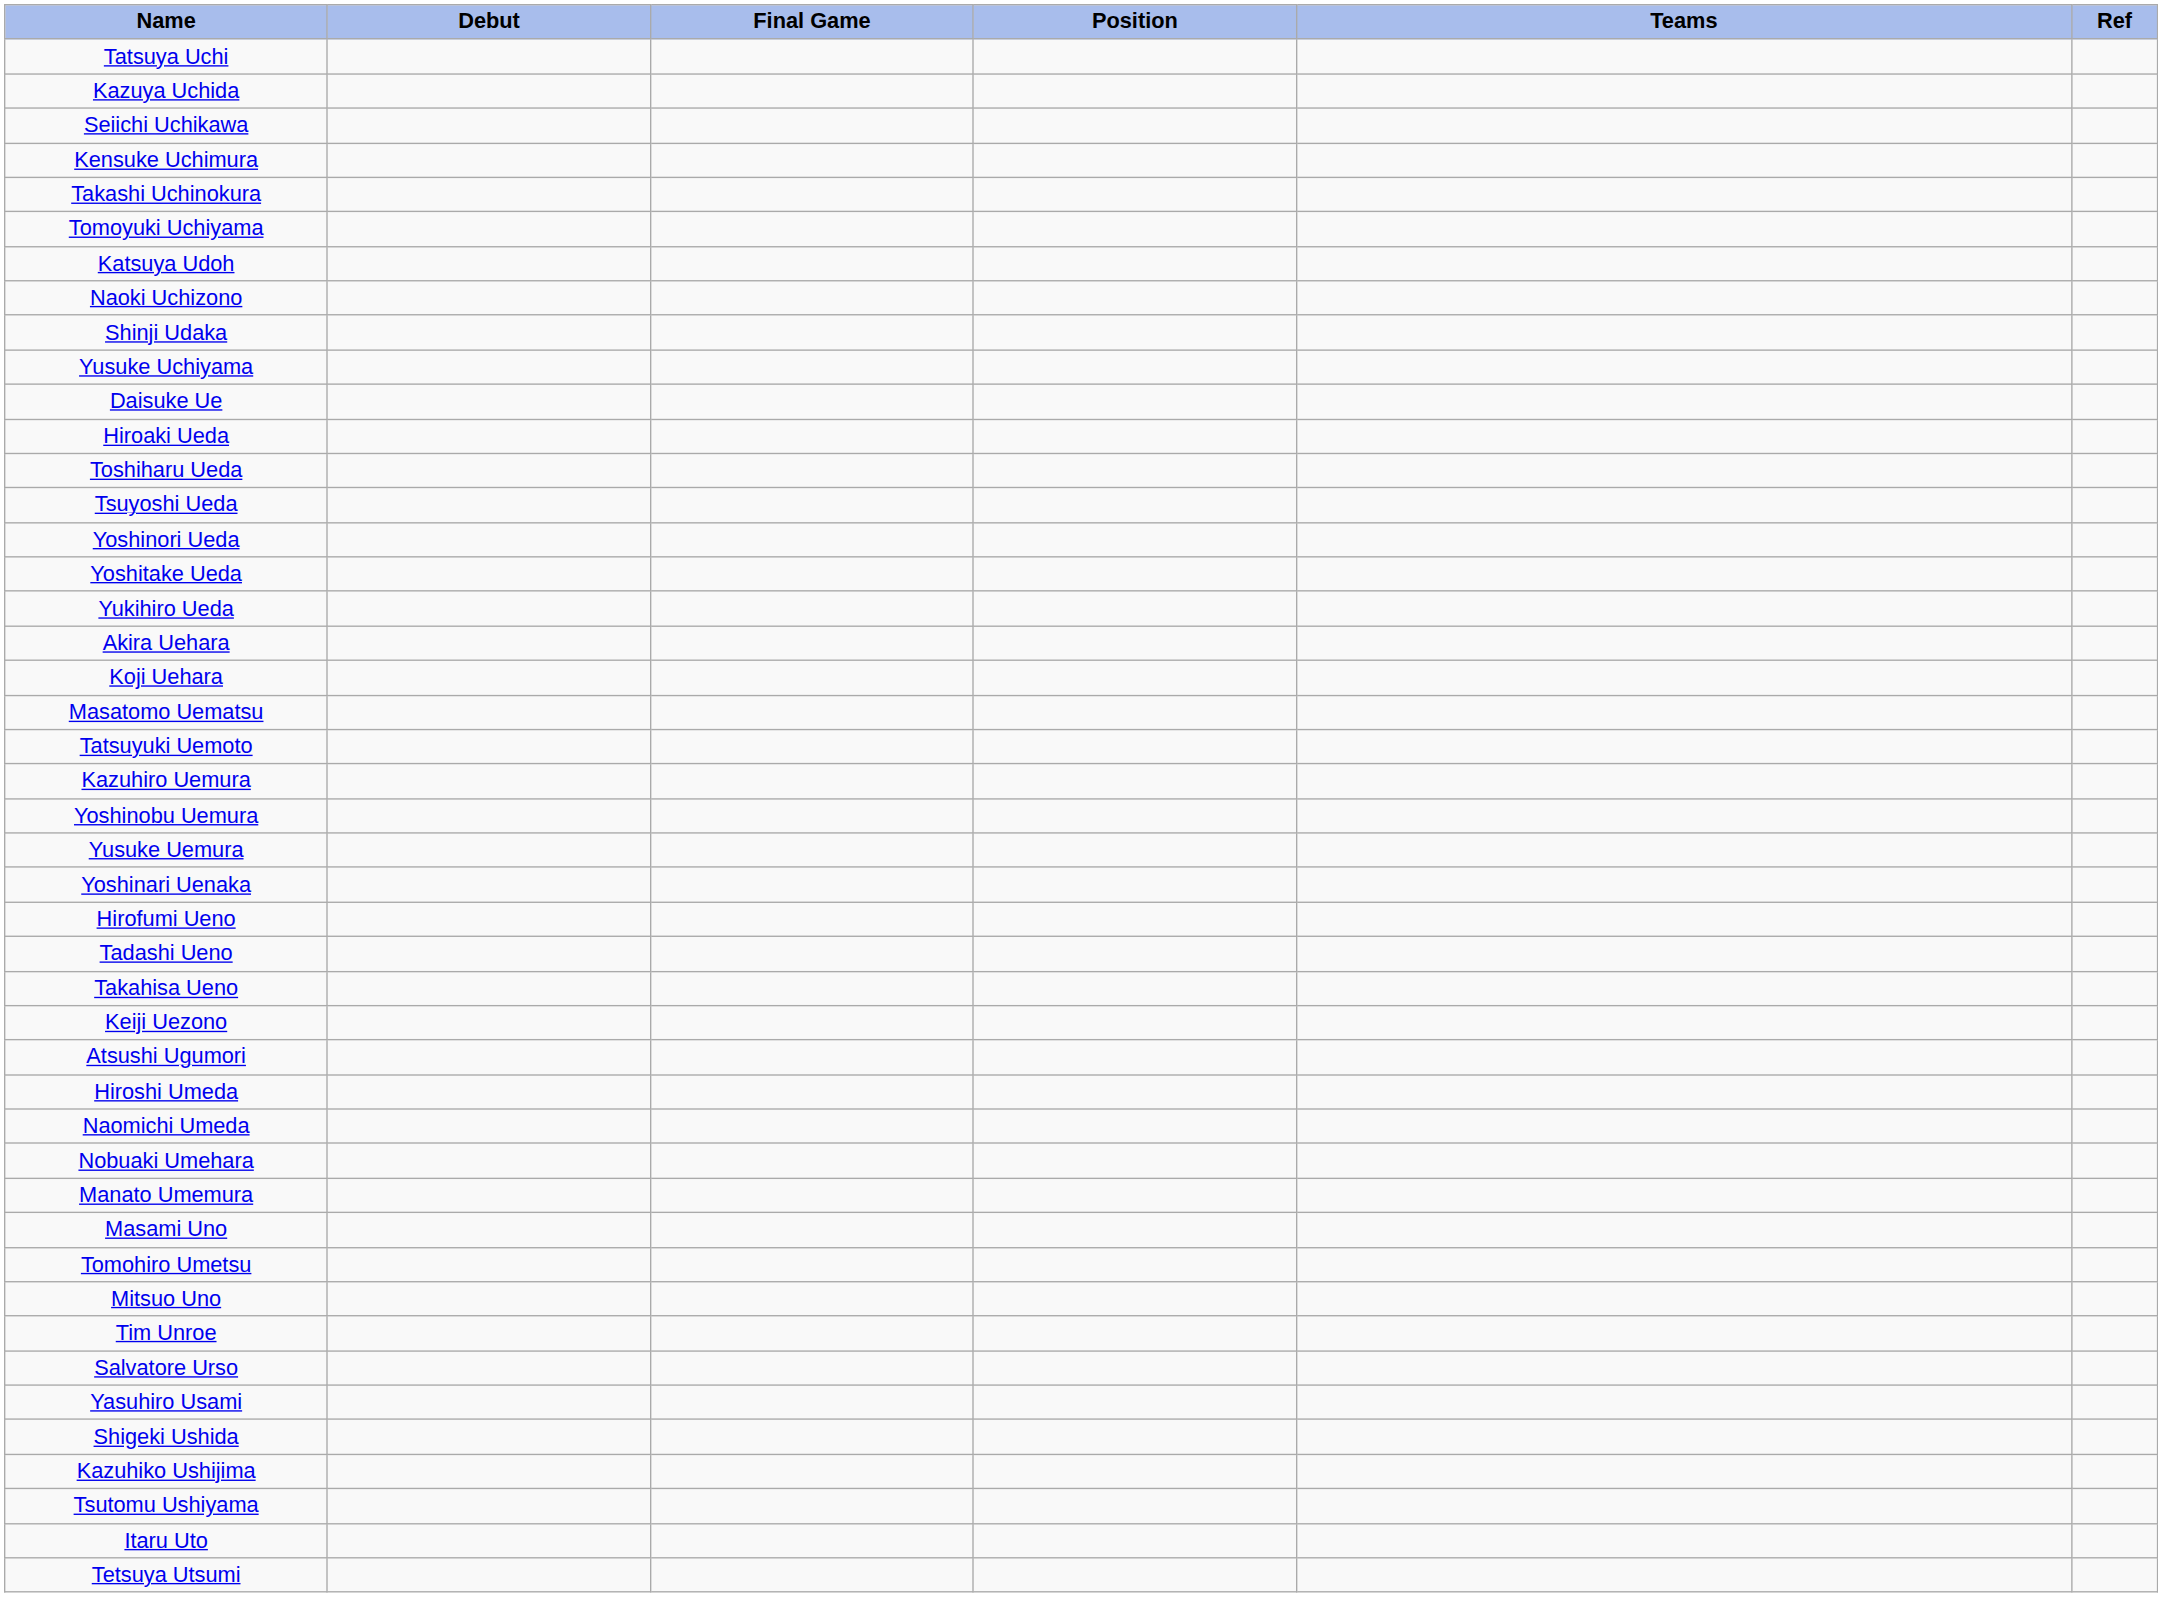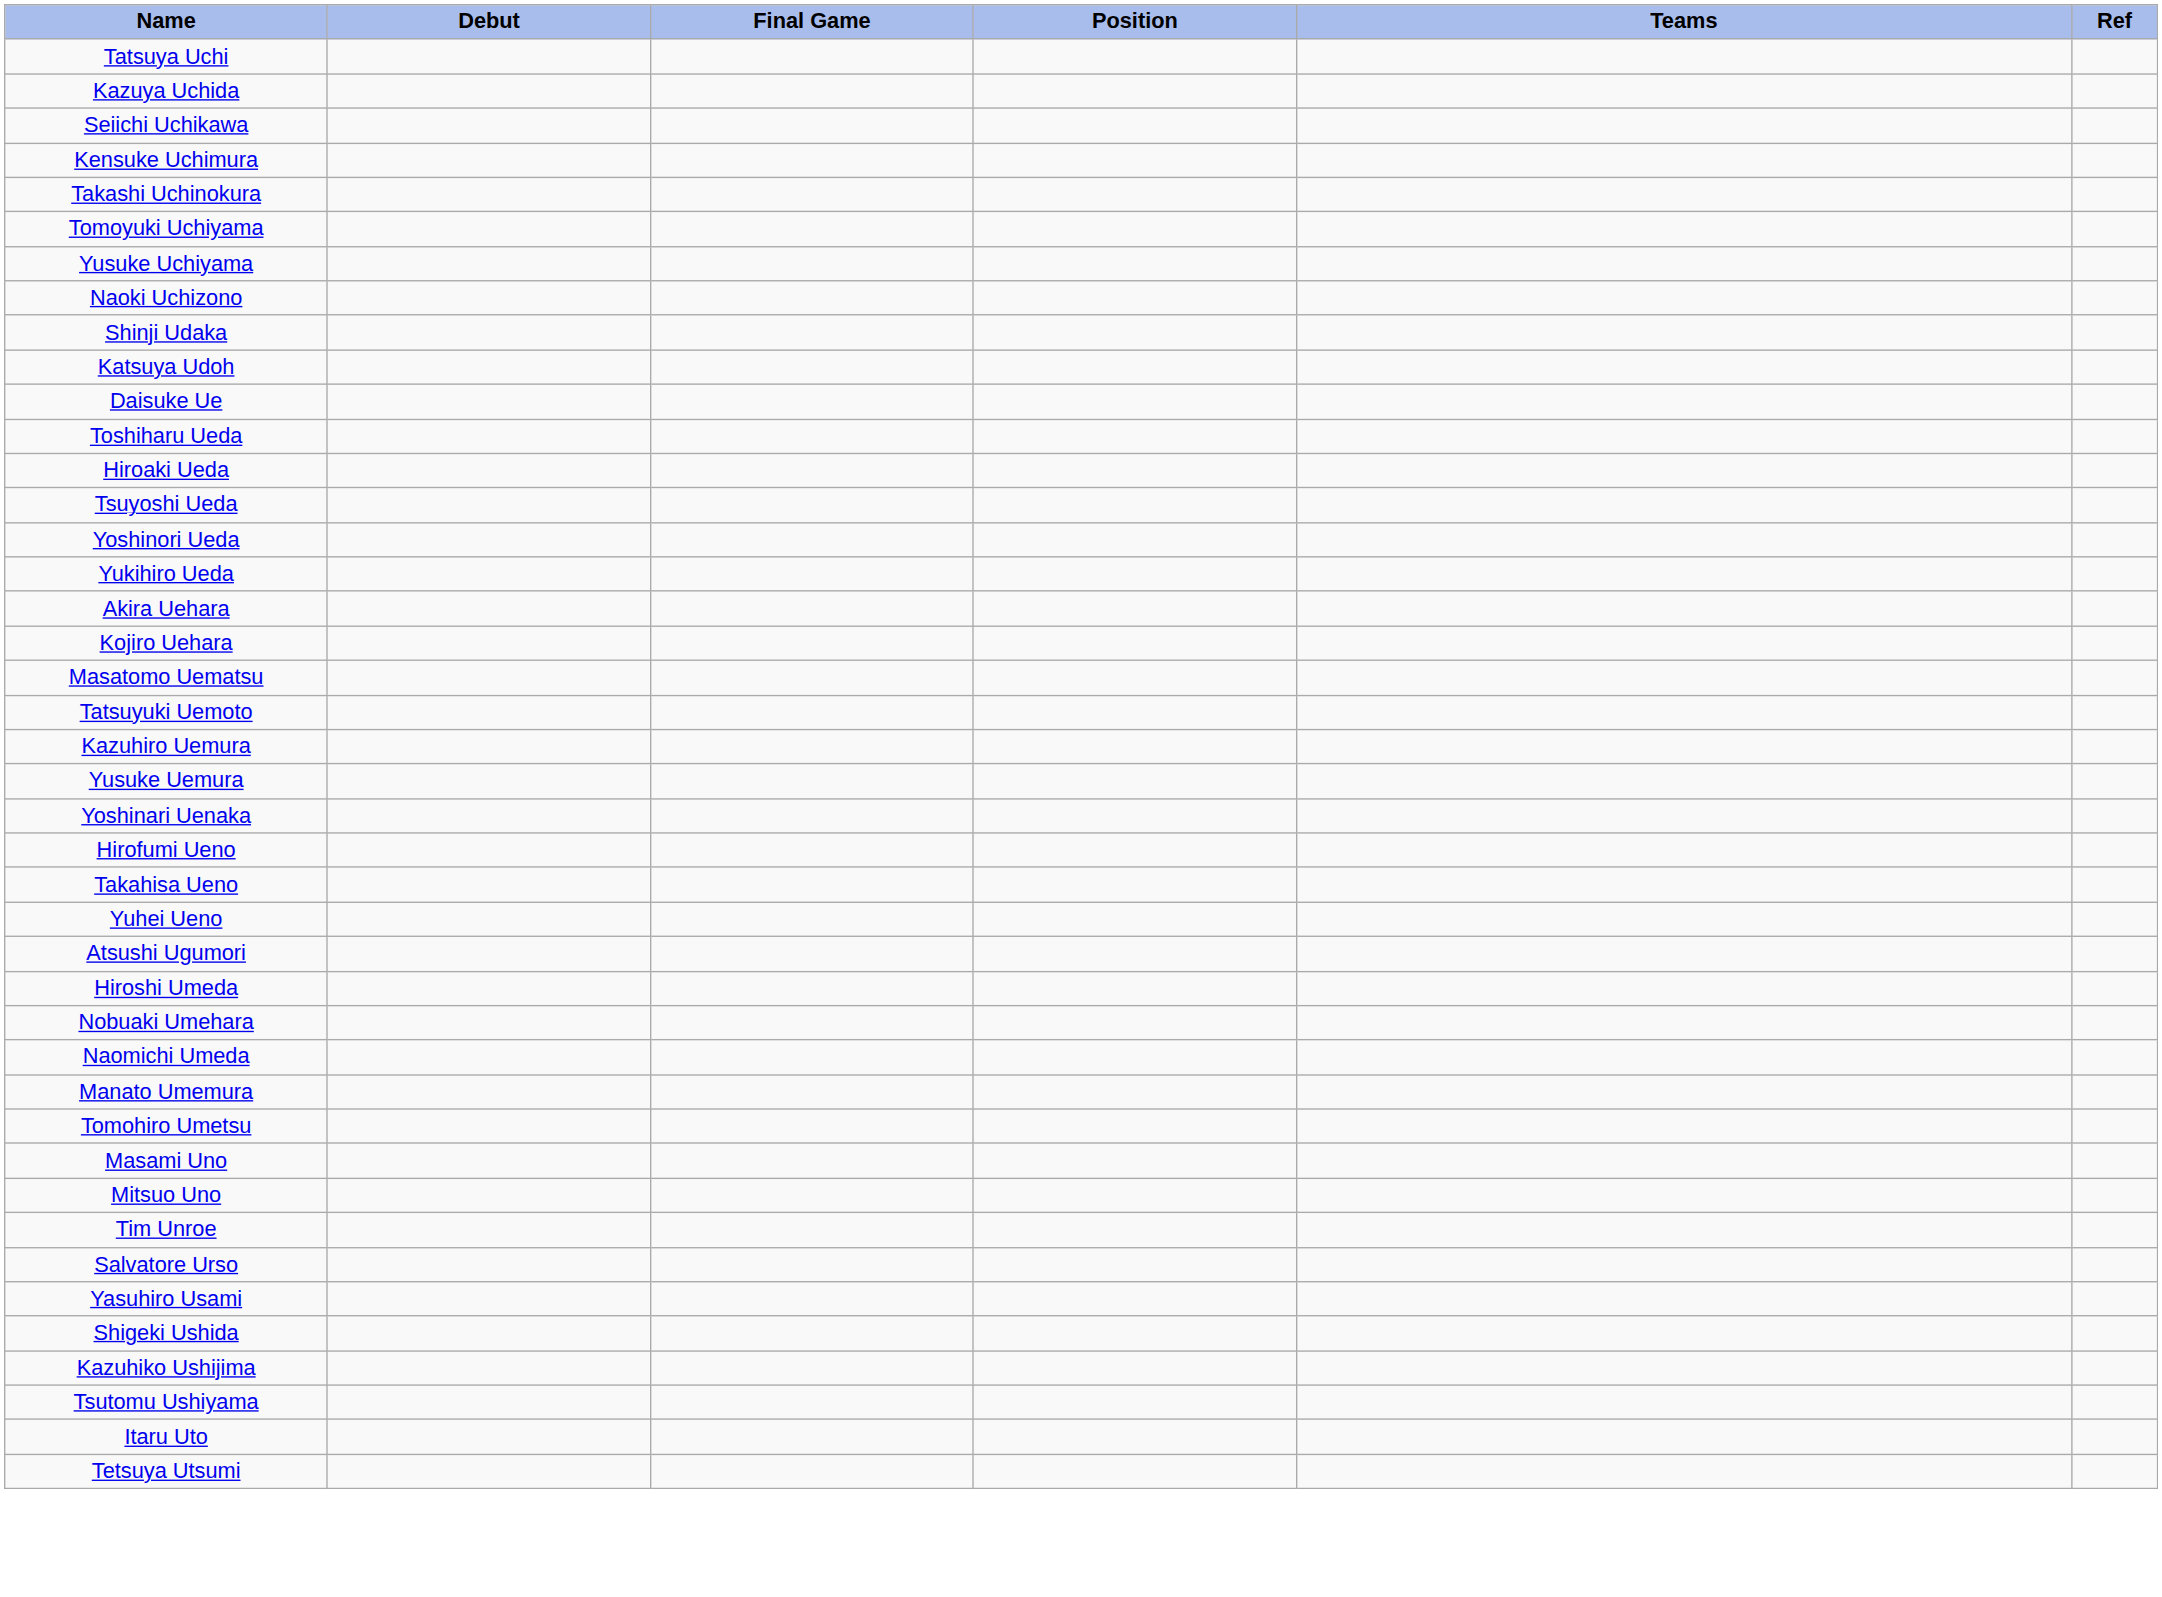rows swapped: (166, 366) <-> (166, 263)
rows swapped: (166, 435) <-> (166, 470)
- row: (166, 573)
- row: (166, 677)
+ row: (166, 642)
- row: (166, 815)
- row: (166, 953)
+ row: (166, 919)
- row: (166, 1022)
rows swapped: (166, 1126) <-> (166, 1160)
rows swapped: (166, 1264) <-> (166, 1229)
